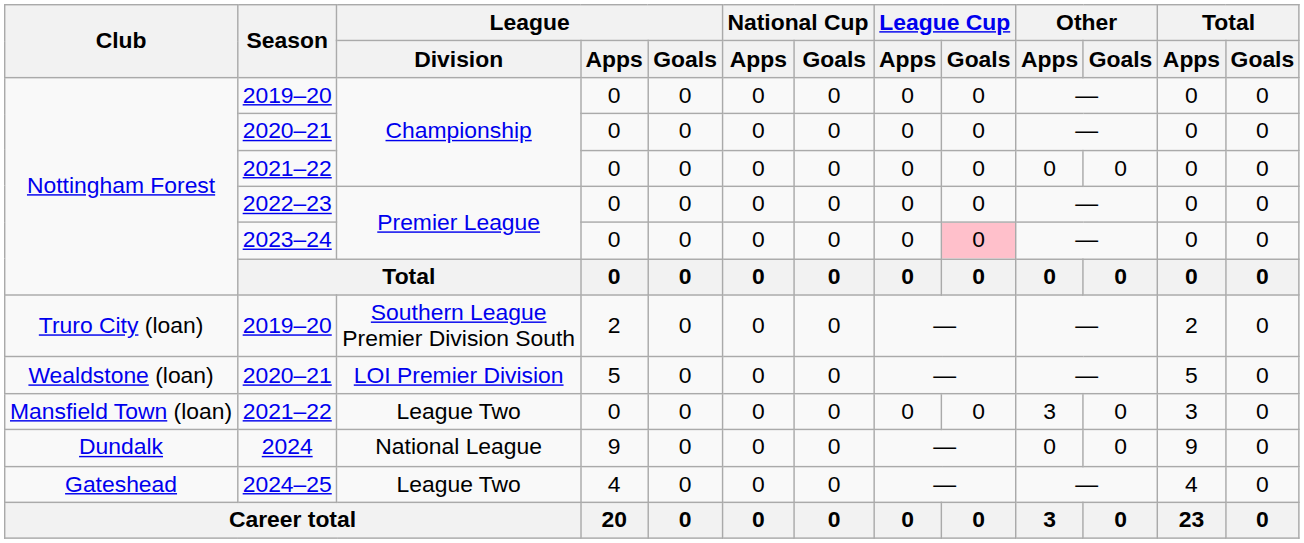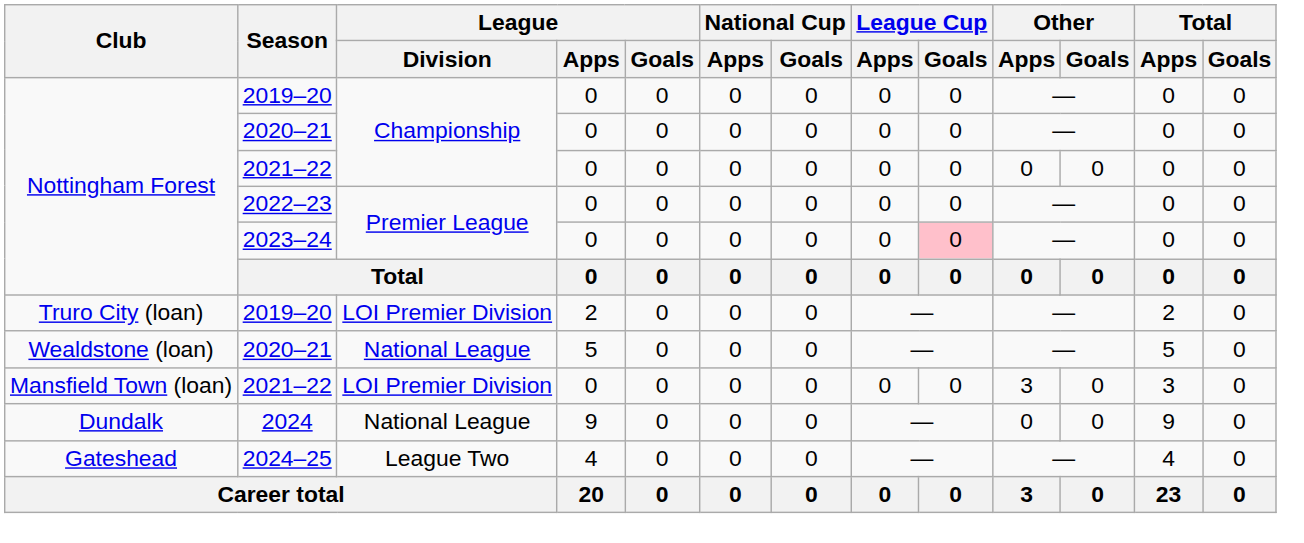(459, 325) Southern League Premier Division South -> (447, 312) LOI Premier Division
(459, 374) LOI Premier Division -> (447, 349) National League
(459, 411) League Two -> (447, 385) LOI Premier Division
